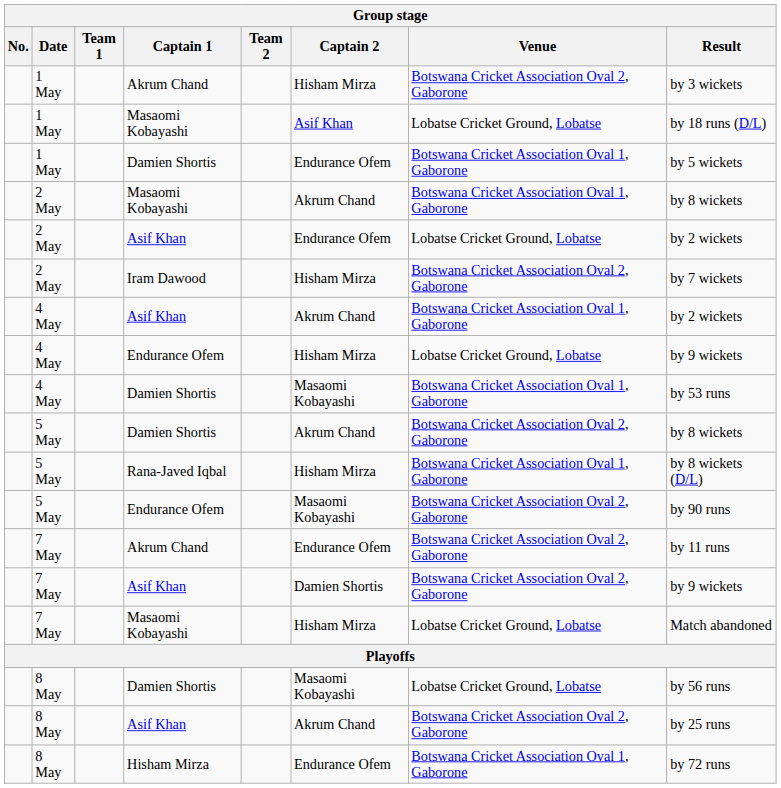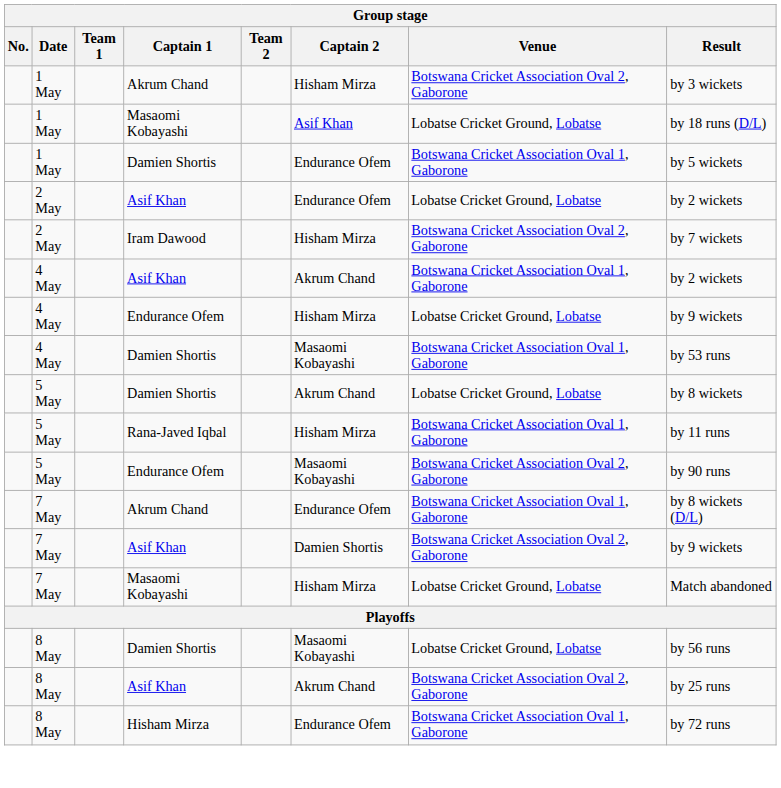- row: (48, 200)
(520, 432) Botswana Cricket Association Oval 2, Gaborone -> (506, 393) Lobatse Cricket Ground, Lobatse
(706, 471) by 8 wickets (D/L) -> (700, 432) by 11 runs
(520, 548) Botswana Cricket Association Oval 2, Gaborone -> (520, 509) Botswana Cricket Association Oval 1, Gaborone
(700, 548) by 11 runs -> (706, 509) by 8 wickets (D/L)
